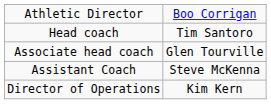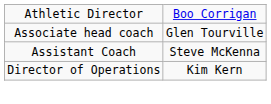- row: (84, 33)
